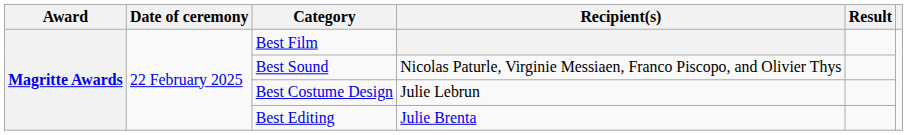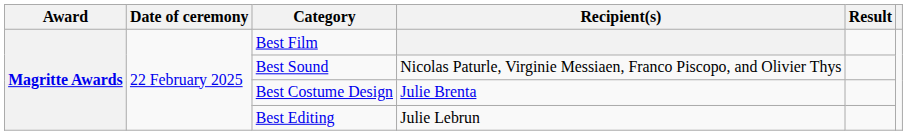(440, 92) Julie Lebrun -> (438, 92) Julie Brenta
(438, 117) Julie Brenta -> (440, 117) Julie Lebrun
